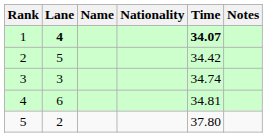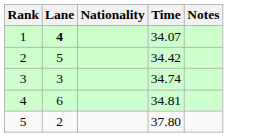- column: (97, 15)
(206, 36) bold -> (166, 36) normal
